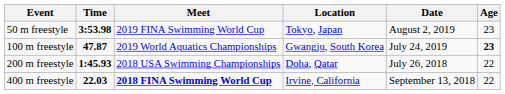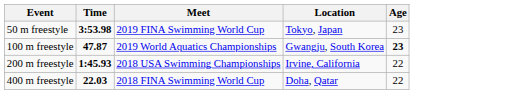- column: (432, 13)
(312, 64) Doha, Qatar -> (323, 64) Irvine, California
(194, 81) bold -> (190, 81) normal
(323, 81) Irvine, California -> (312, 81) Doha, Qatar
